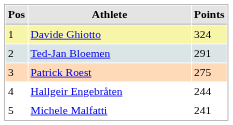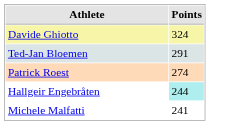- column: (16, 14)
(203, 72) 275 -> (180, 72) 274
(203, 91) no background -> (180, 91) paleturquoise background
